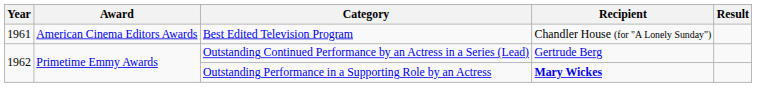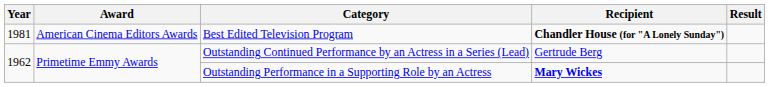(19, 34) 1961 -> (19, 34) 1981
(623, 34) normal -> (629, 34) bold
